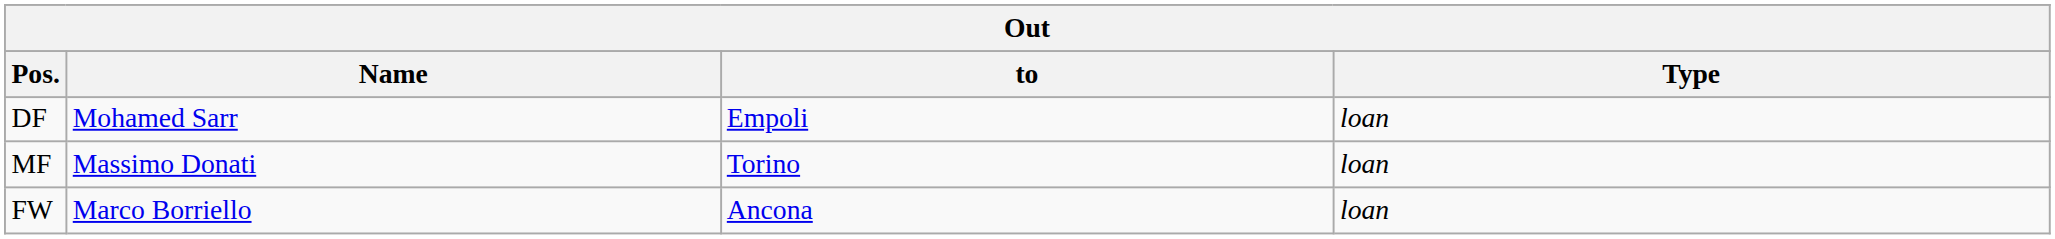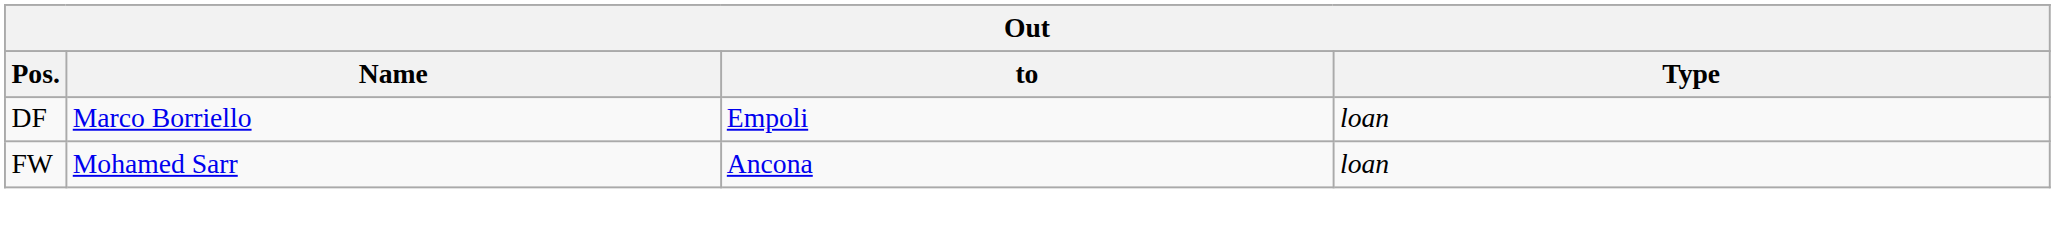(155, 118) Mohamed Sarr -> (162, 118) Marco Borriello
- row: (31, 164)
(162, 210) Marco Borriello -> (155, 164) Mohamed Sarr
